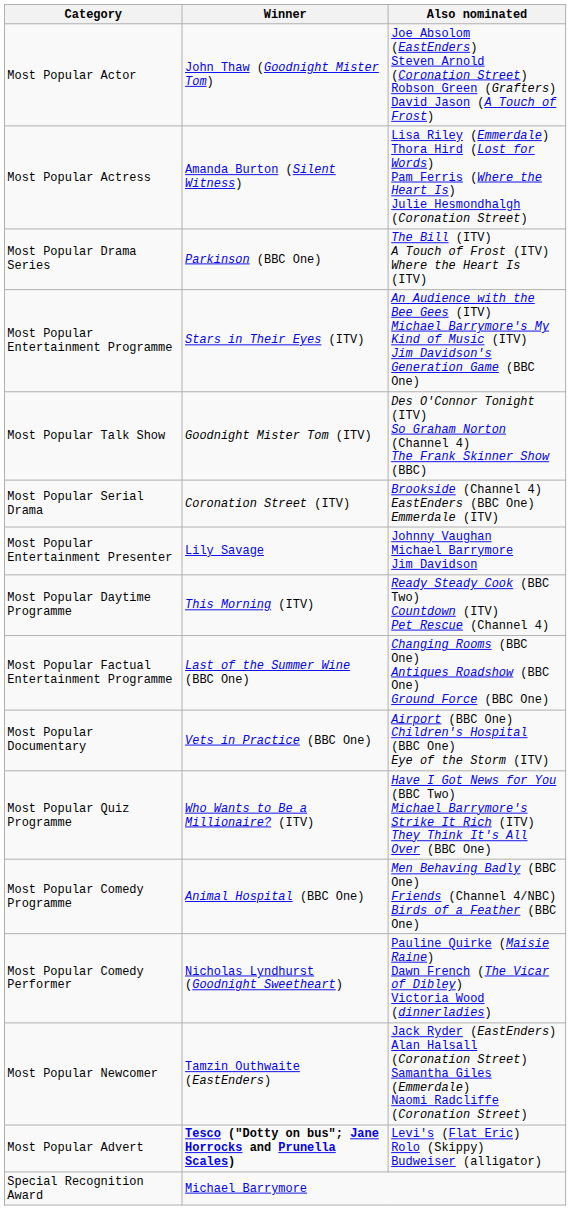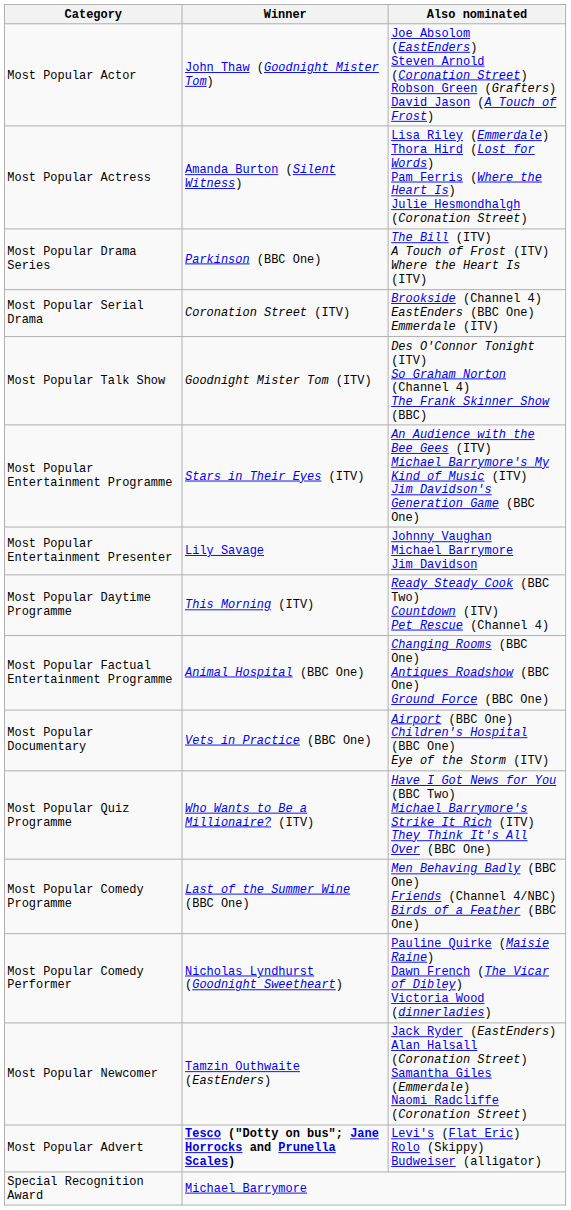rows swapped: (75, 504) <-> (90, 341)
(268, 673) Last of the Summer Wine (BBC One) -> (275, 673) Animal Hospital (BBC One)
(275, 897) Animal Hospital (BBC One) -> (268, 897) Last of the Summer Wine (BBC One)
